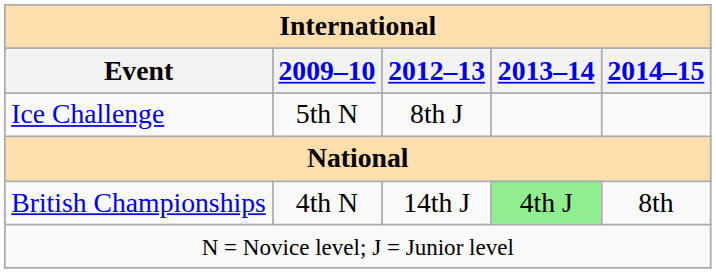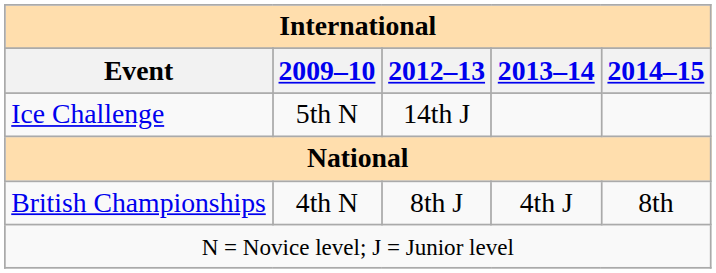(437, 114) 8th J -> (437, 114) 14th J
(437, 202) 14th J -> (437, 202) 8th J
(546, 202) lightgreen background -> (546, 202) no background
